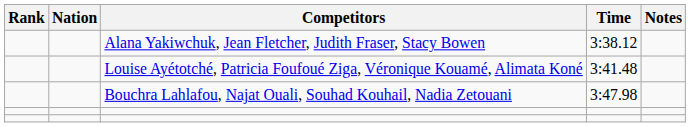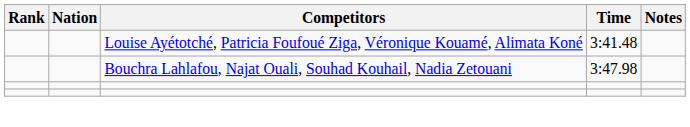- row: (295, 43)
